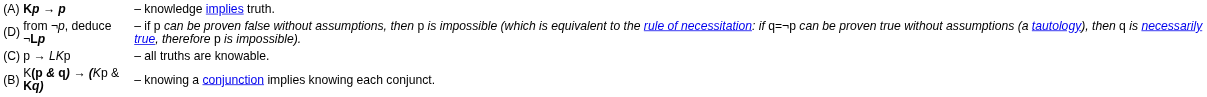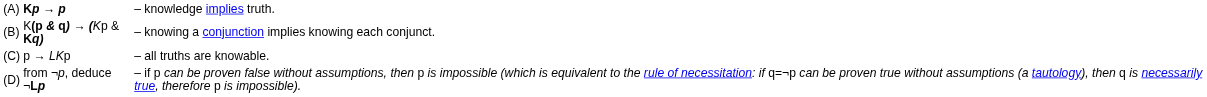rows swapped: (71, 79) <-> (67, 32)
